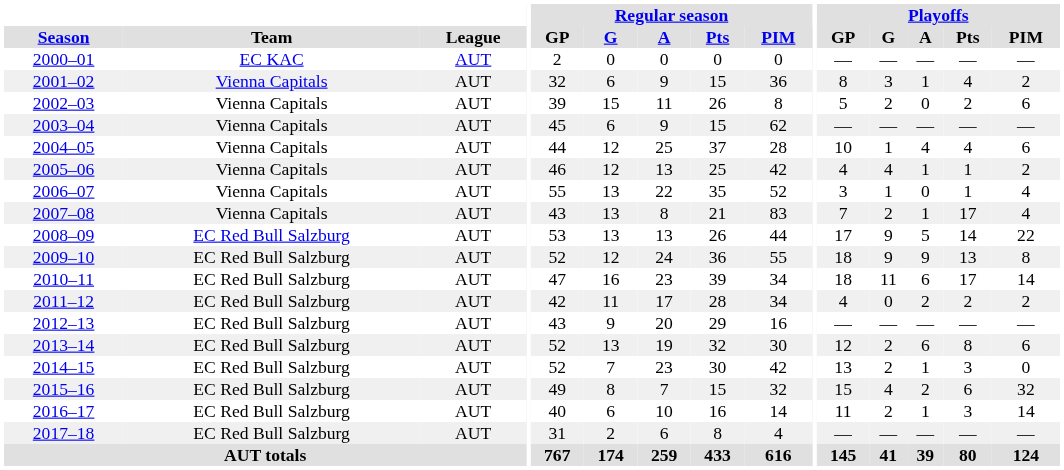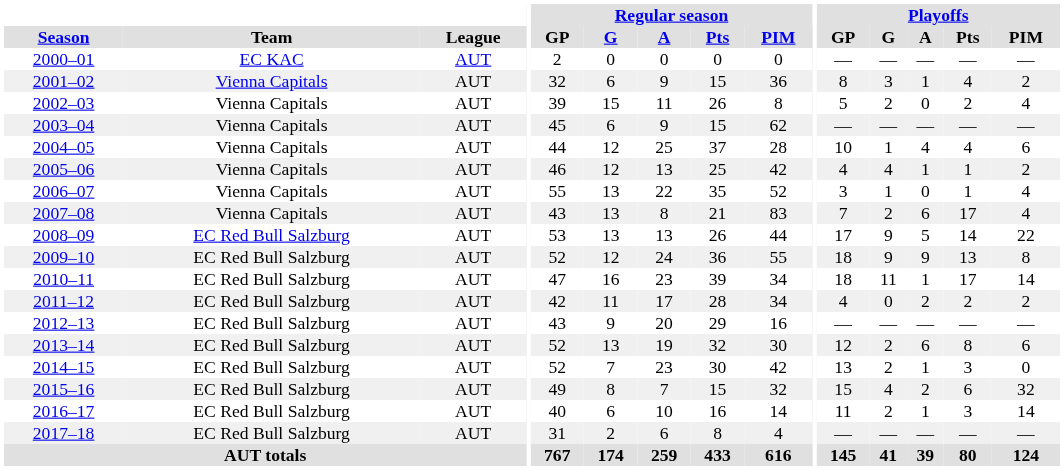(1026, 102) 6 -> (1026, 102) 4
(925, 212) 1 -> (925, 212) 6
(925, 278) 6 -> (925, 278) 1
